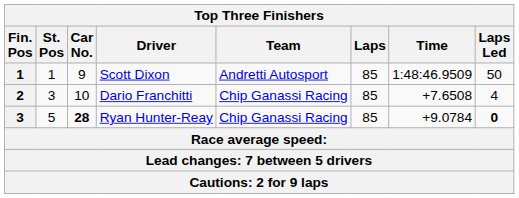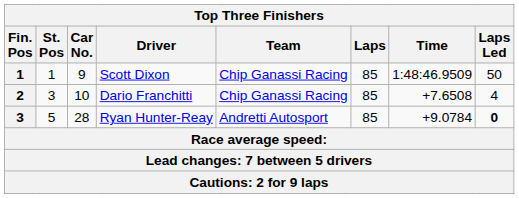(274, 74) Andretti Autosport -> (283, 74) Chip Ganassi Racing
(82, 117) bold -> (82, 117) normal
(283, 117) Chip Ganassi Racing -> (274, 117) Andretti Autosport
